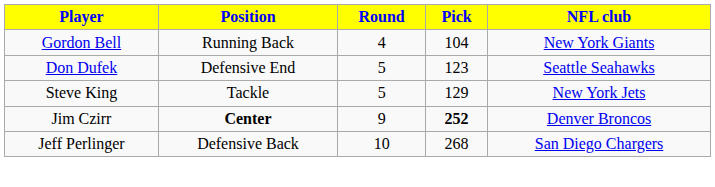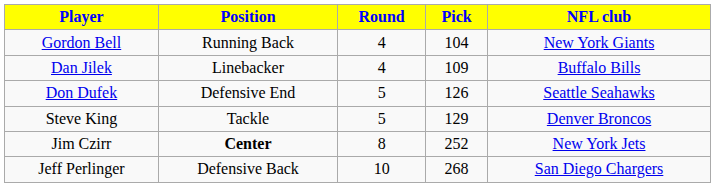+ row: (81, 67)
(457, 67) 123 -> (457, 93) 126
(599, 93) New York Jets -> (599, 118) Denver Broncos
(382, 118) 9 -> (382, 144) 8
(457, 118) bold -> (457, 144) normal
(599, 118) Denver Broncos -> (599, 144) New York Jets
